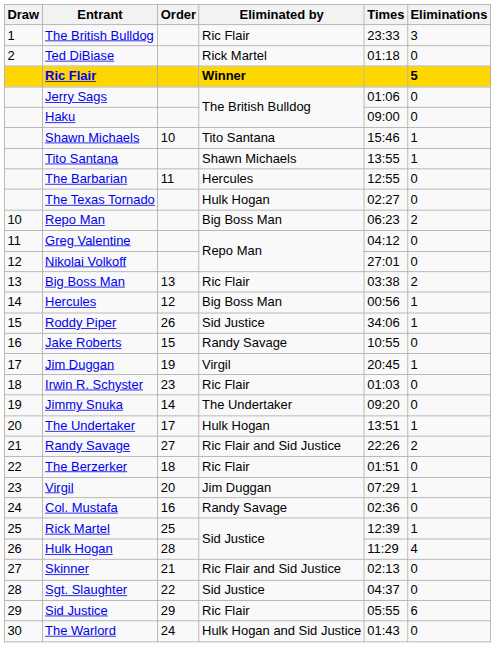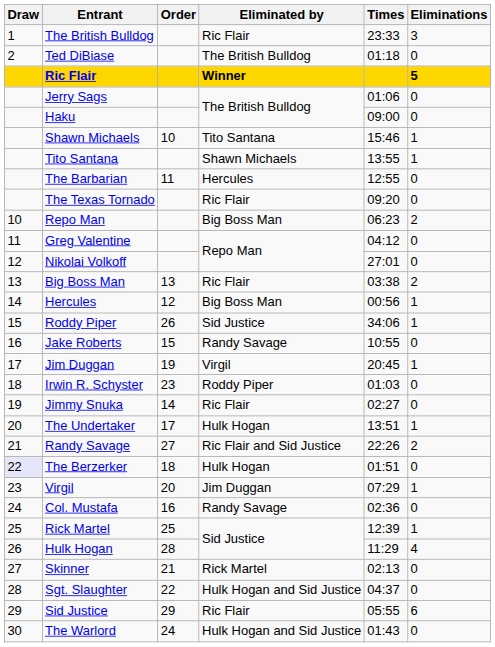(234, 55) Rick Martel -> (256, 55) The British Bulldog
(236, 199) Hulk Hogan -> (226, 199) Ric Flair
(383, 199) 02:27 -> (383, 199) 09:20
(226, 384) Ric Flair -> (238, 384) Roddy Piper
(247, 405) The Undertaker -> (226, 405) Ric Flair
(383, 405) 09:20 -> (383, 405) 02:27
(15, 466) no background -> (15, 466) lavender background
(226, 466) Ric Flair -> (236, 466) Hulk Hogan
(272, 569) Ric Flair and Sid Justice -> (234, 569) Rick Martel
(233, 590) Sid Justice -> (282, 590) Hulk Hogan and Sid Justice
